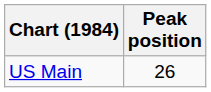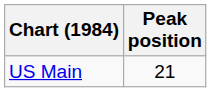(165, 71) 26 -> (165, 71) 21
